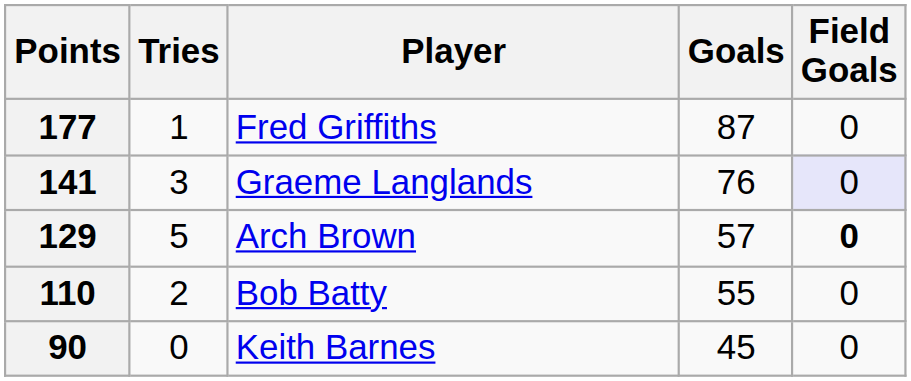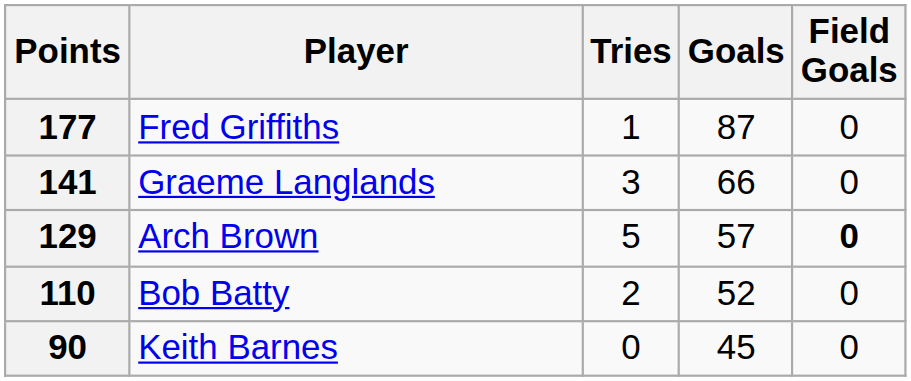columns swapped: (454, 51) <-> (179, 51)
(736, 182) 76 -> (736, 182) 66
(849, 182) lavender background -> (849, 182) no background
(736, 292) 55 -> (736, 292) 52
